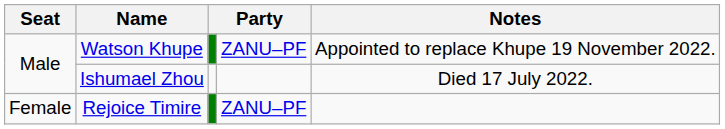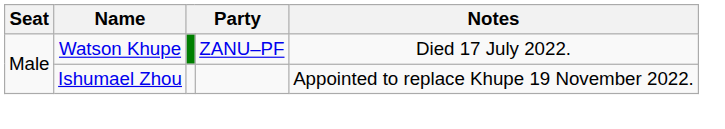(515, 49) Appointed to replace Khupe 19 November 2022. -> (493, 49) Died 17 July 2022.
(515, 78) Died 17 July 2022. -> (493, 78) Appointed to replace Khupe 19 November 2022.
- row: (142, 108)
